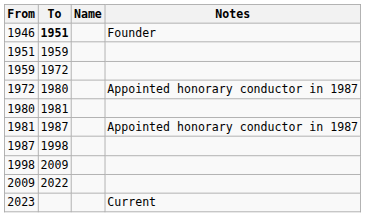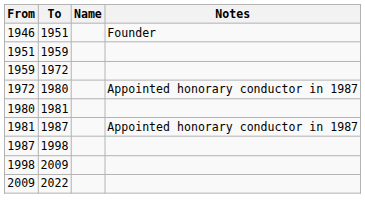(55, 33) bold -> (55, 33) normal
- row: (21, 202)
